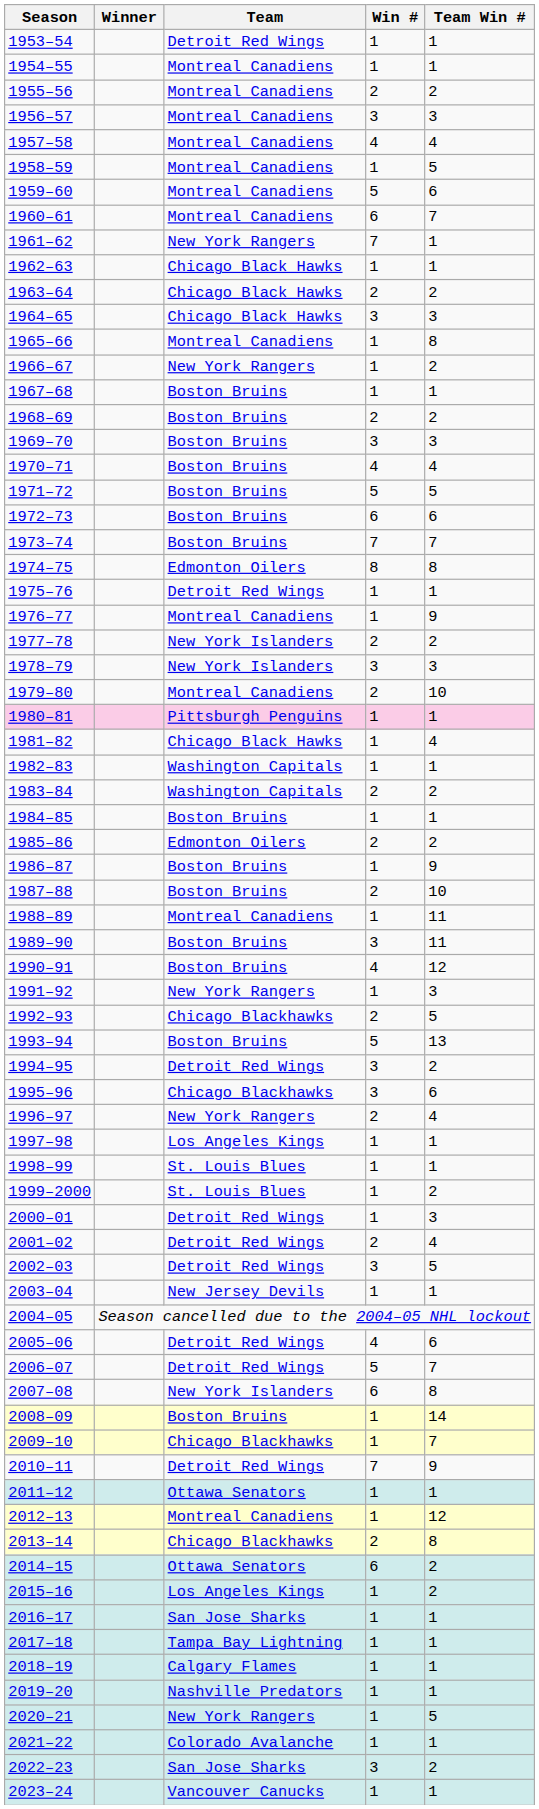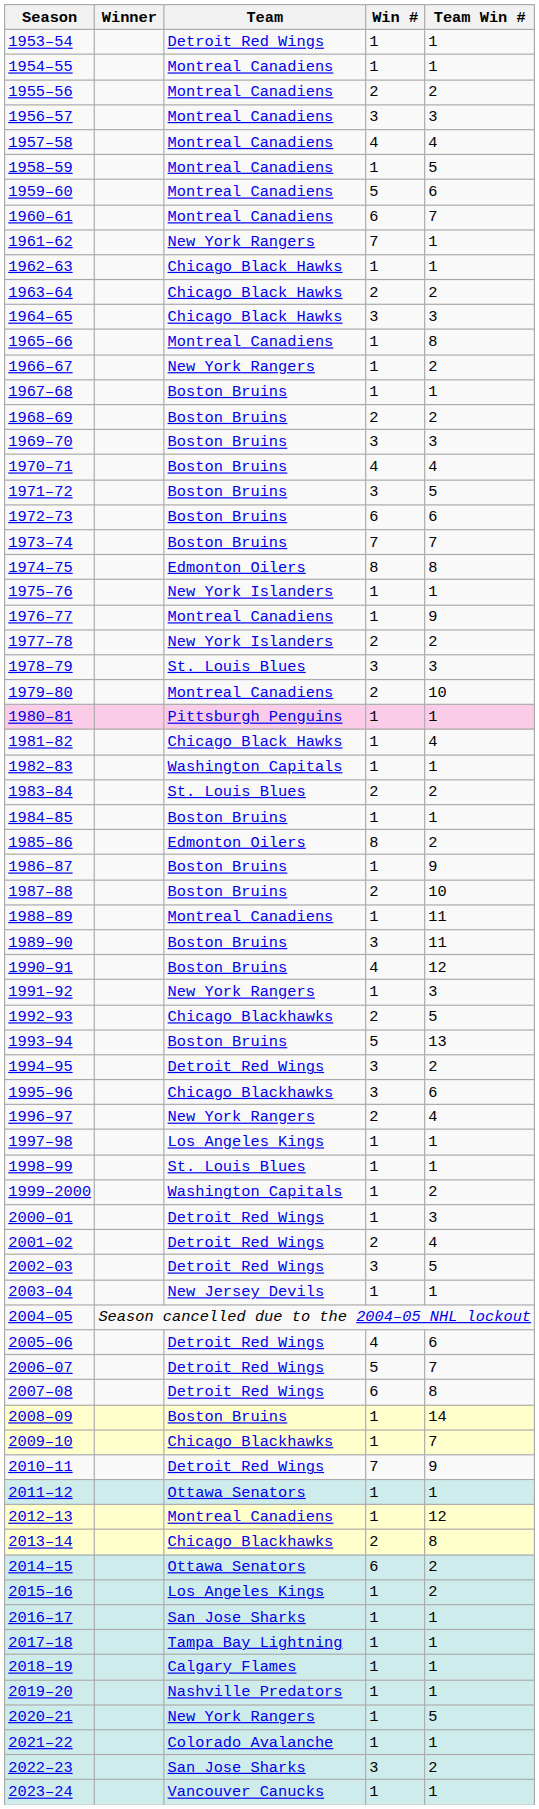(374, 492) 5 -> (374, 492) 3
(246, 592) Detroit Red Wings -> (250, 592) New York Islanders
(250, 667) New York Islanders -> (237, 667) St. Louis Blues
(255, 792) Washington Capitals -> (237, 792) St. Louis Blues
(374, 842) 2 -> (374, 842) 8
(237, 1192) St. Louis Blues -> (255, 1192) Washington Capitals
(250, 1392) New York Islanders -> (246, 1392) Detroit Red Wings
